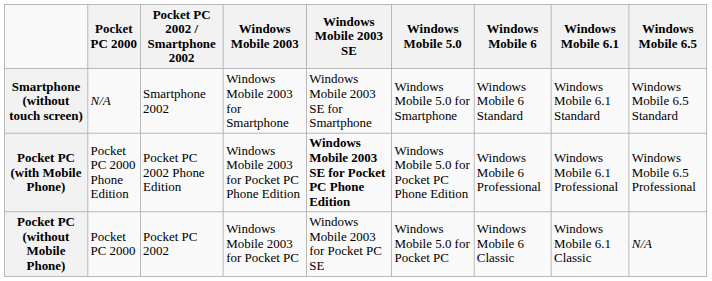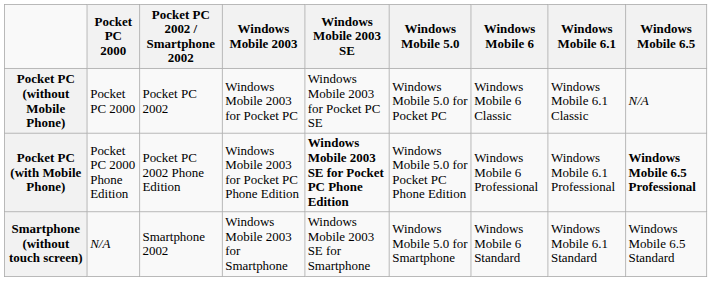rows swapped: (46, 244) <-> (46, 100)
(664, 172) normal -> (662, 172) bold
